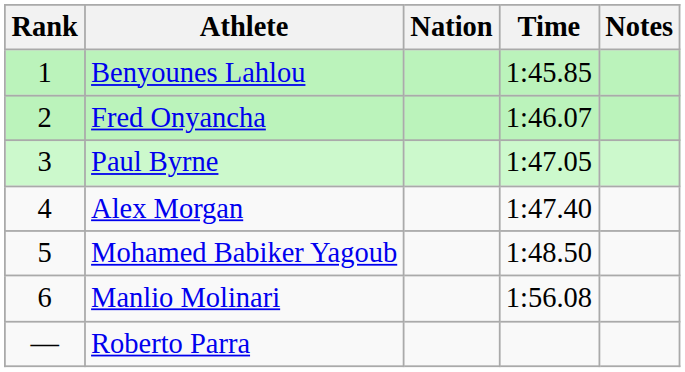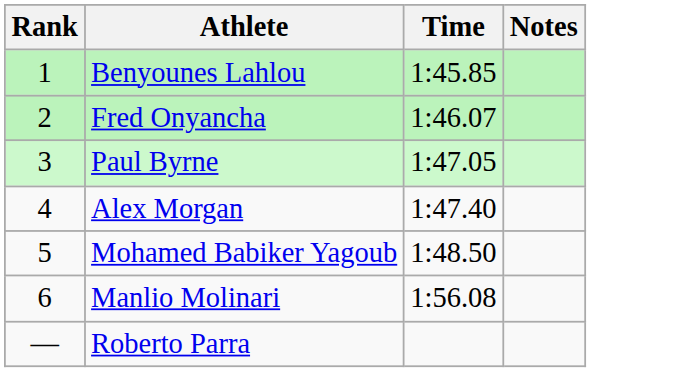- column: (451, 27)
